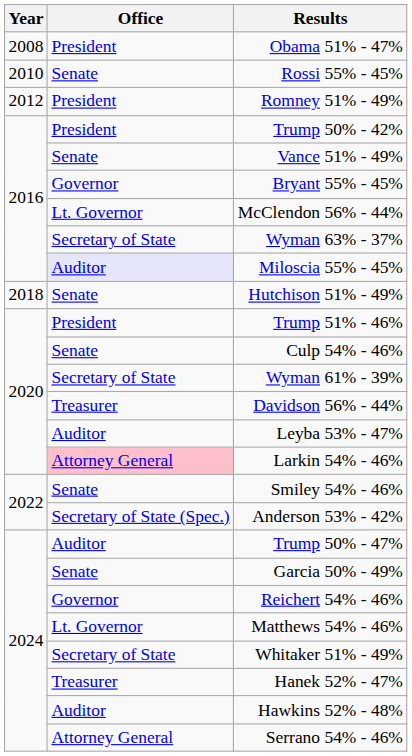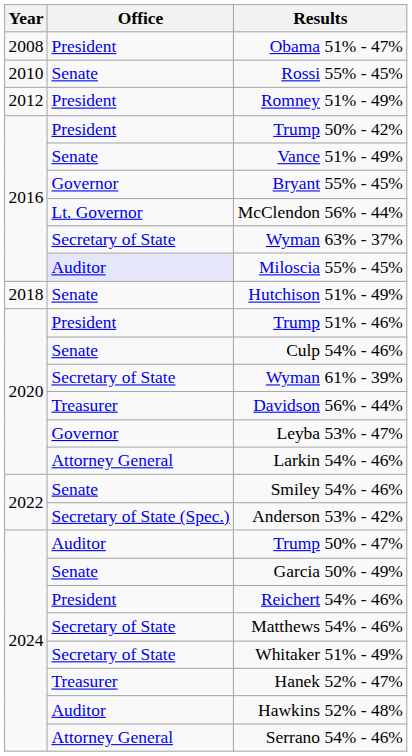(79, 433) Auditor -> (85, 433) Governor
(112, 460) pink background -> (112, 460) no background
(85, 599) Governor -> (84, 599) President
(97, 626) Lt. Governor -> (113, 626) Secretary of State
